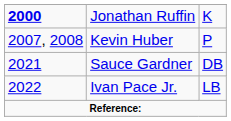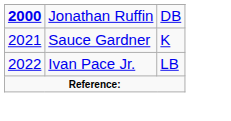(207, 16) K -> (171, 16) DB
- row: (132, 40)
(213, 64) DB -> (165, 40) K
